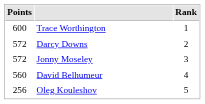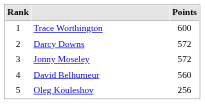columns swapped: (186, 12) <-> (20, 12)
